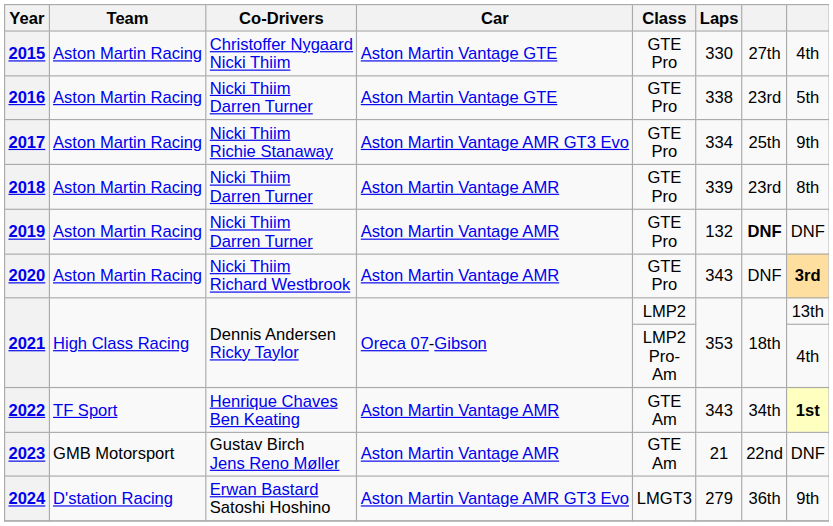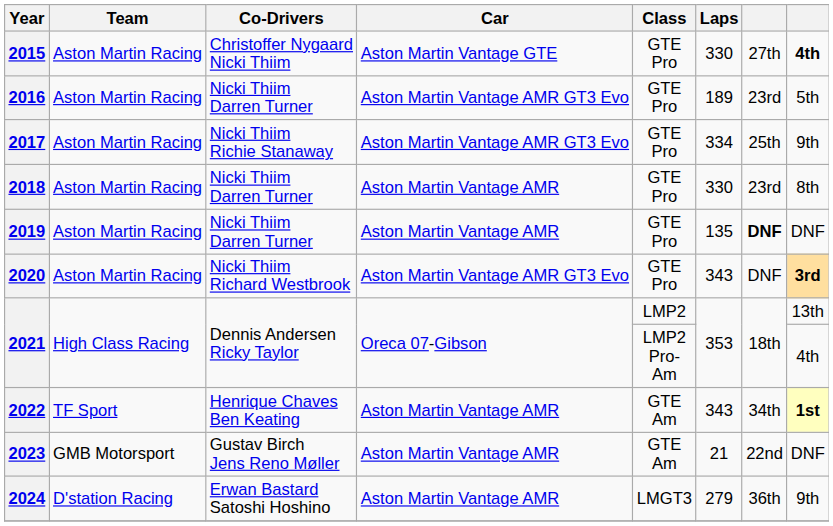(808, 53) normal -> (808, 53) bold
(459, 98) Aston Martin Vantage GTE -> (495, 98) Aston Martin Vantage AMR GT3 Evo
(719, 98) 338 -> (719, 98) 189
(719, 187) 339 -> (719, 187) 330
(719, 232) 132 -> (719, 232) 135
(460, 276) Aston Martin Vantage AMR -> (495, 276) Aston Martin Vantage AMR GT3 Evo
(495, 499) Aston Martin Vantage AMR GT3 Evo -> (460, 499) Aston Martin Vantage AMR
